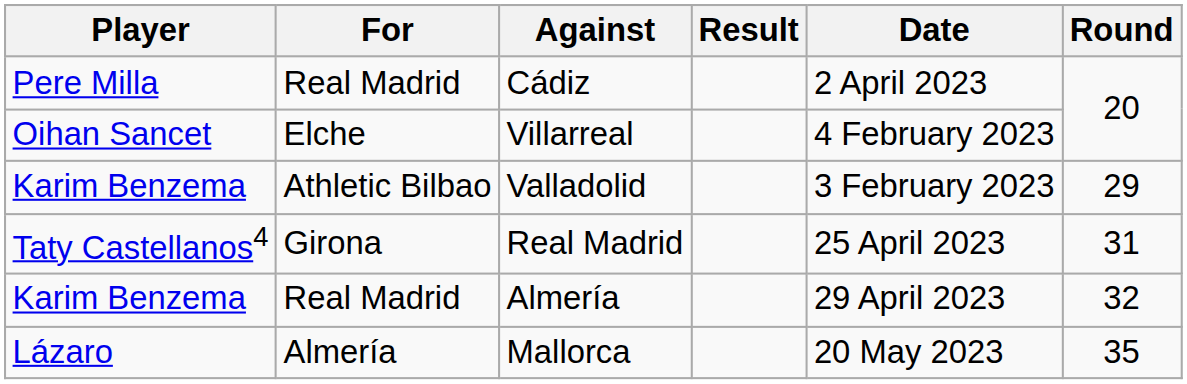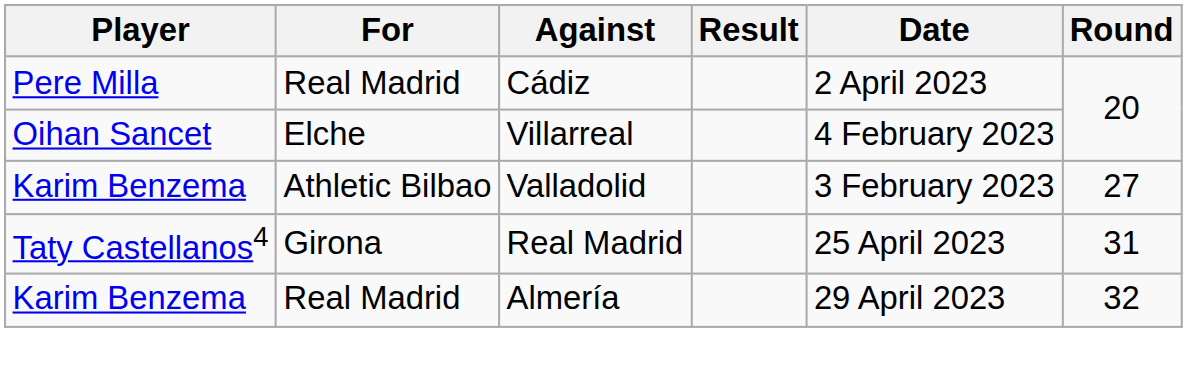(1122, 186) 29 -> (1122, 186) 27
- row: (569, 351)
